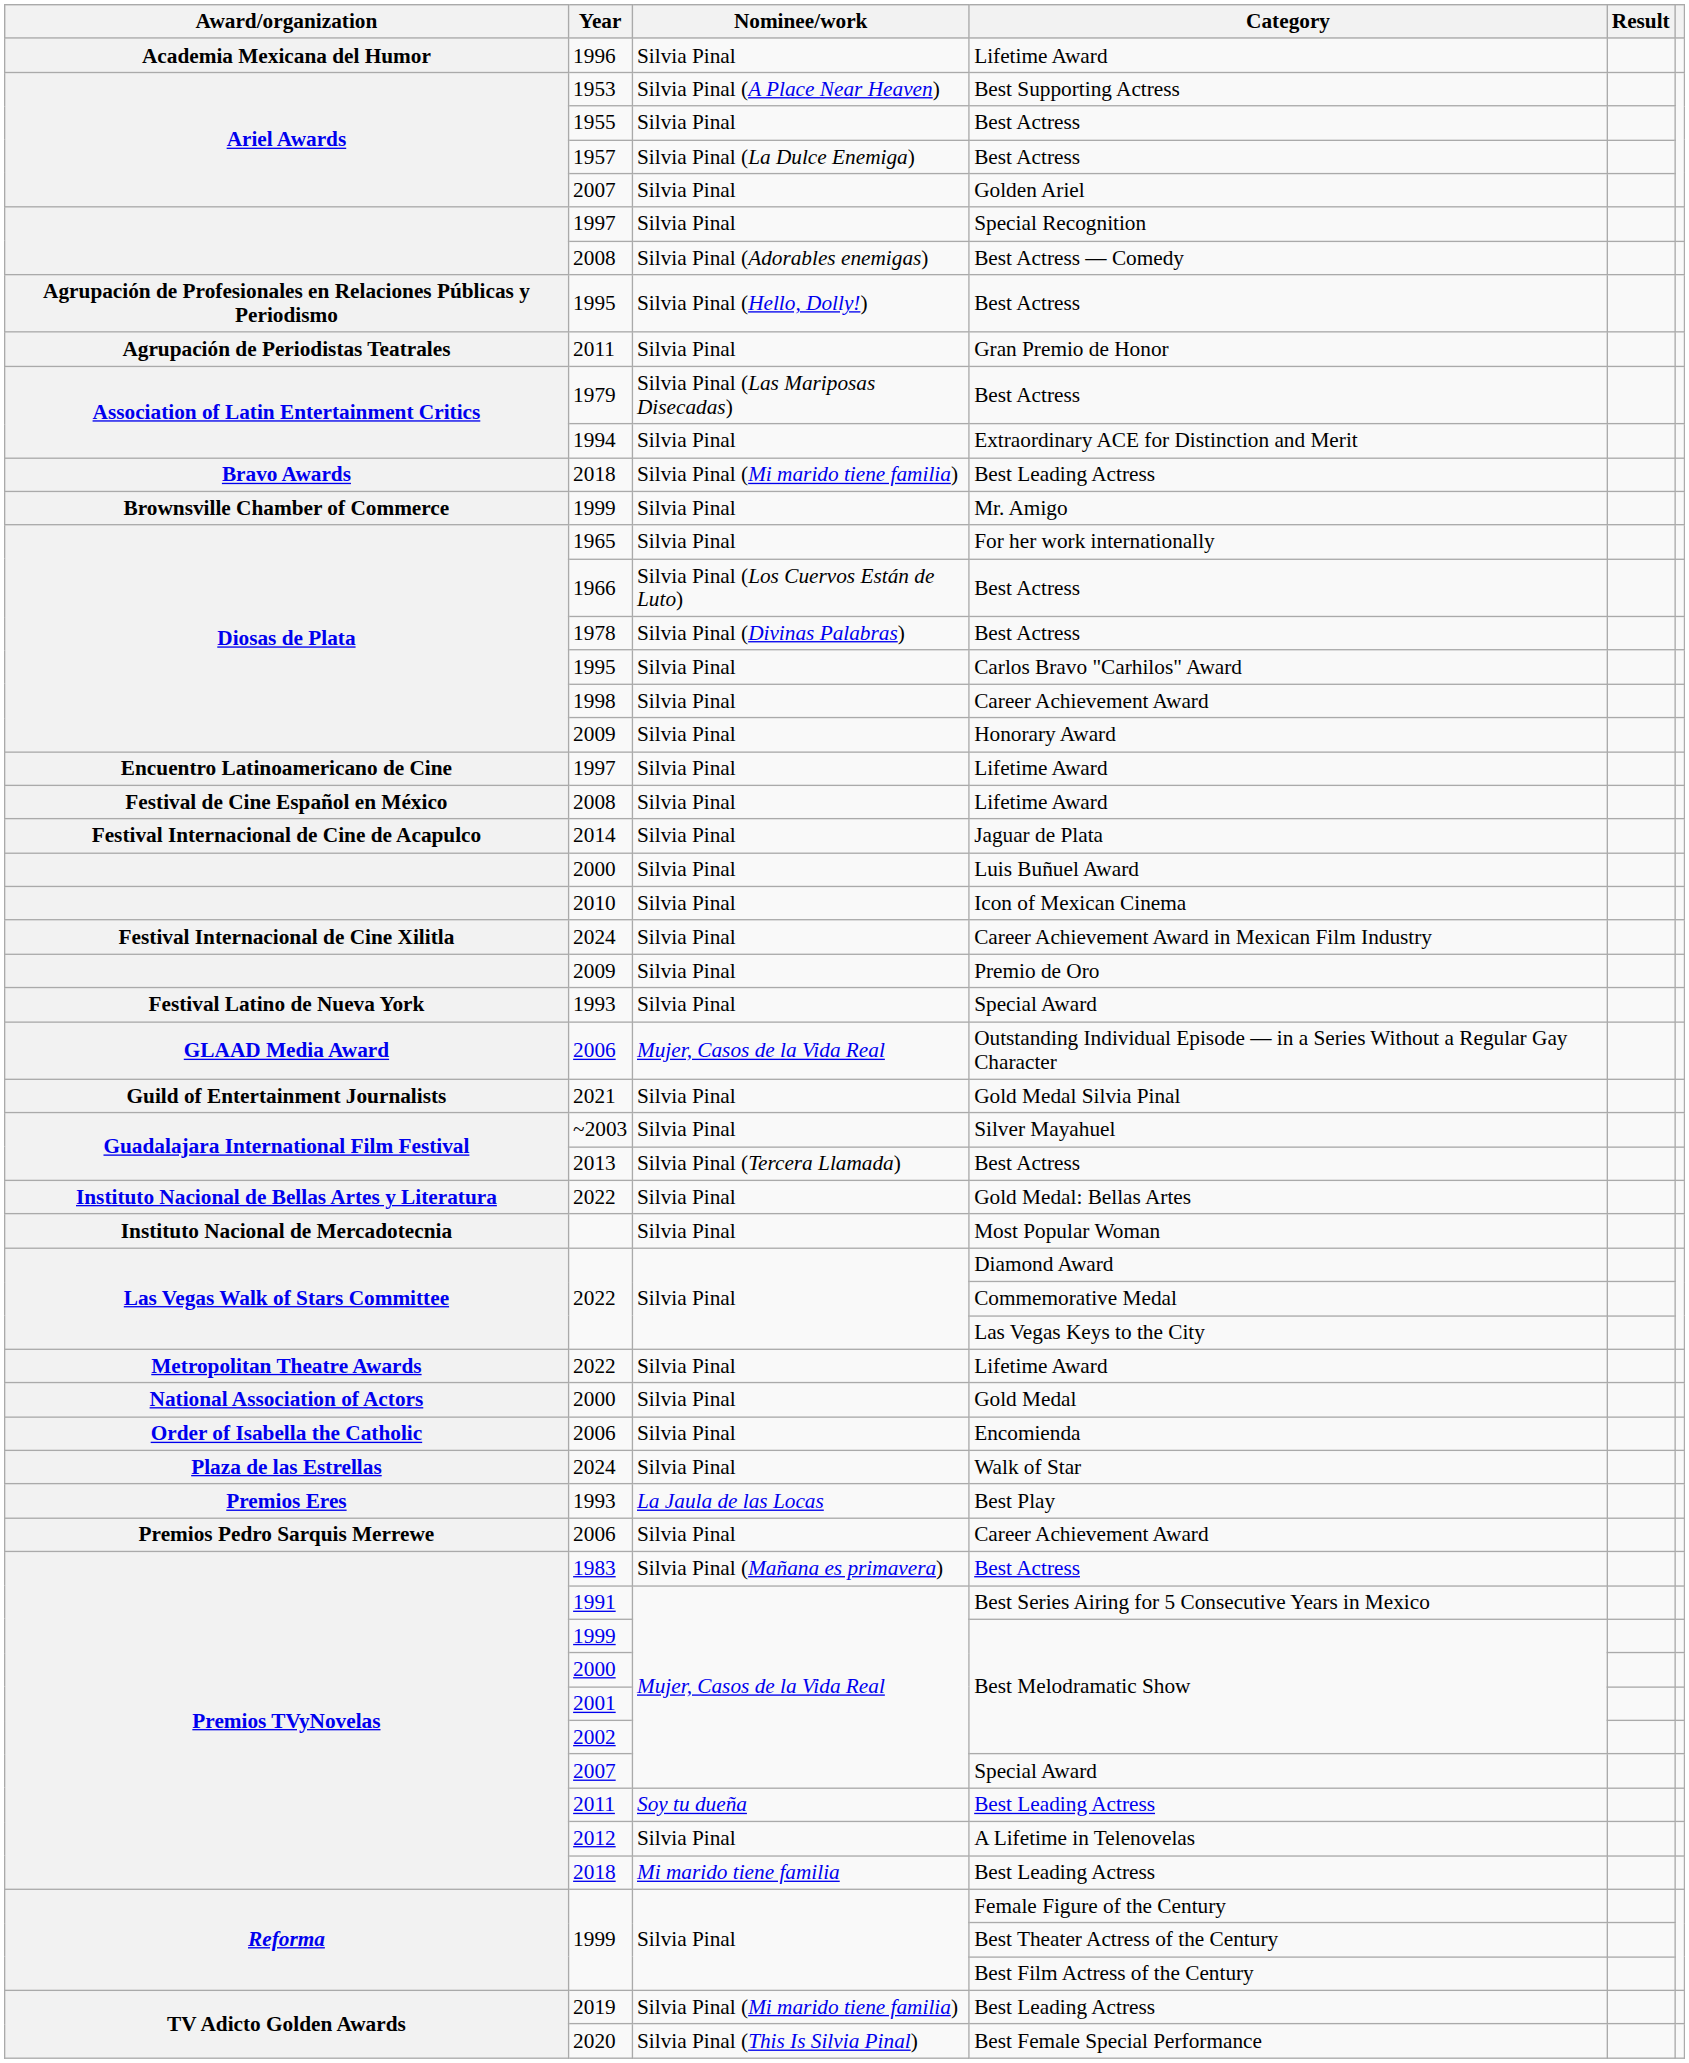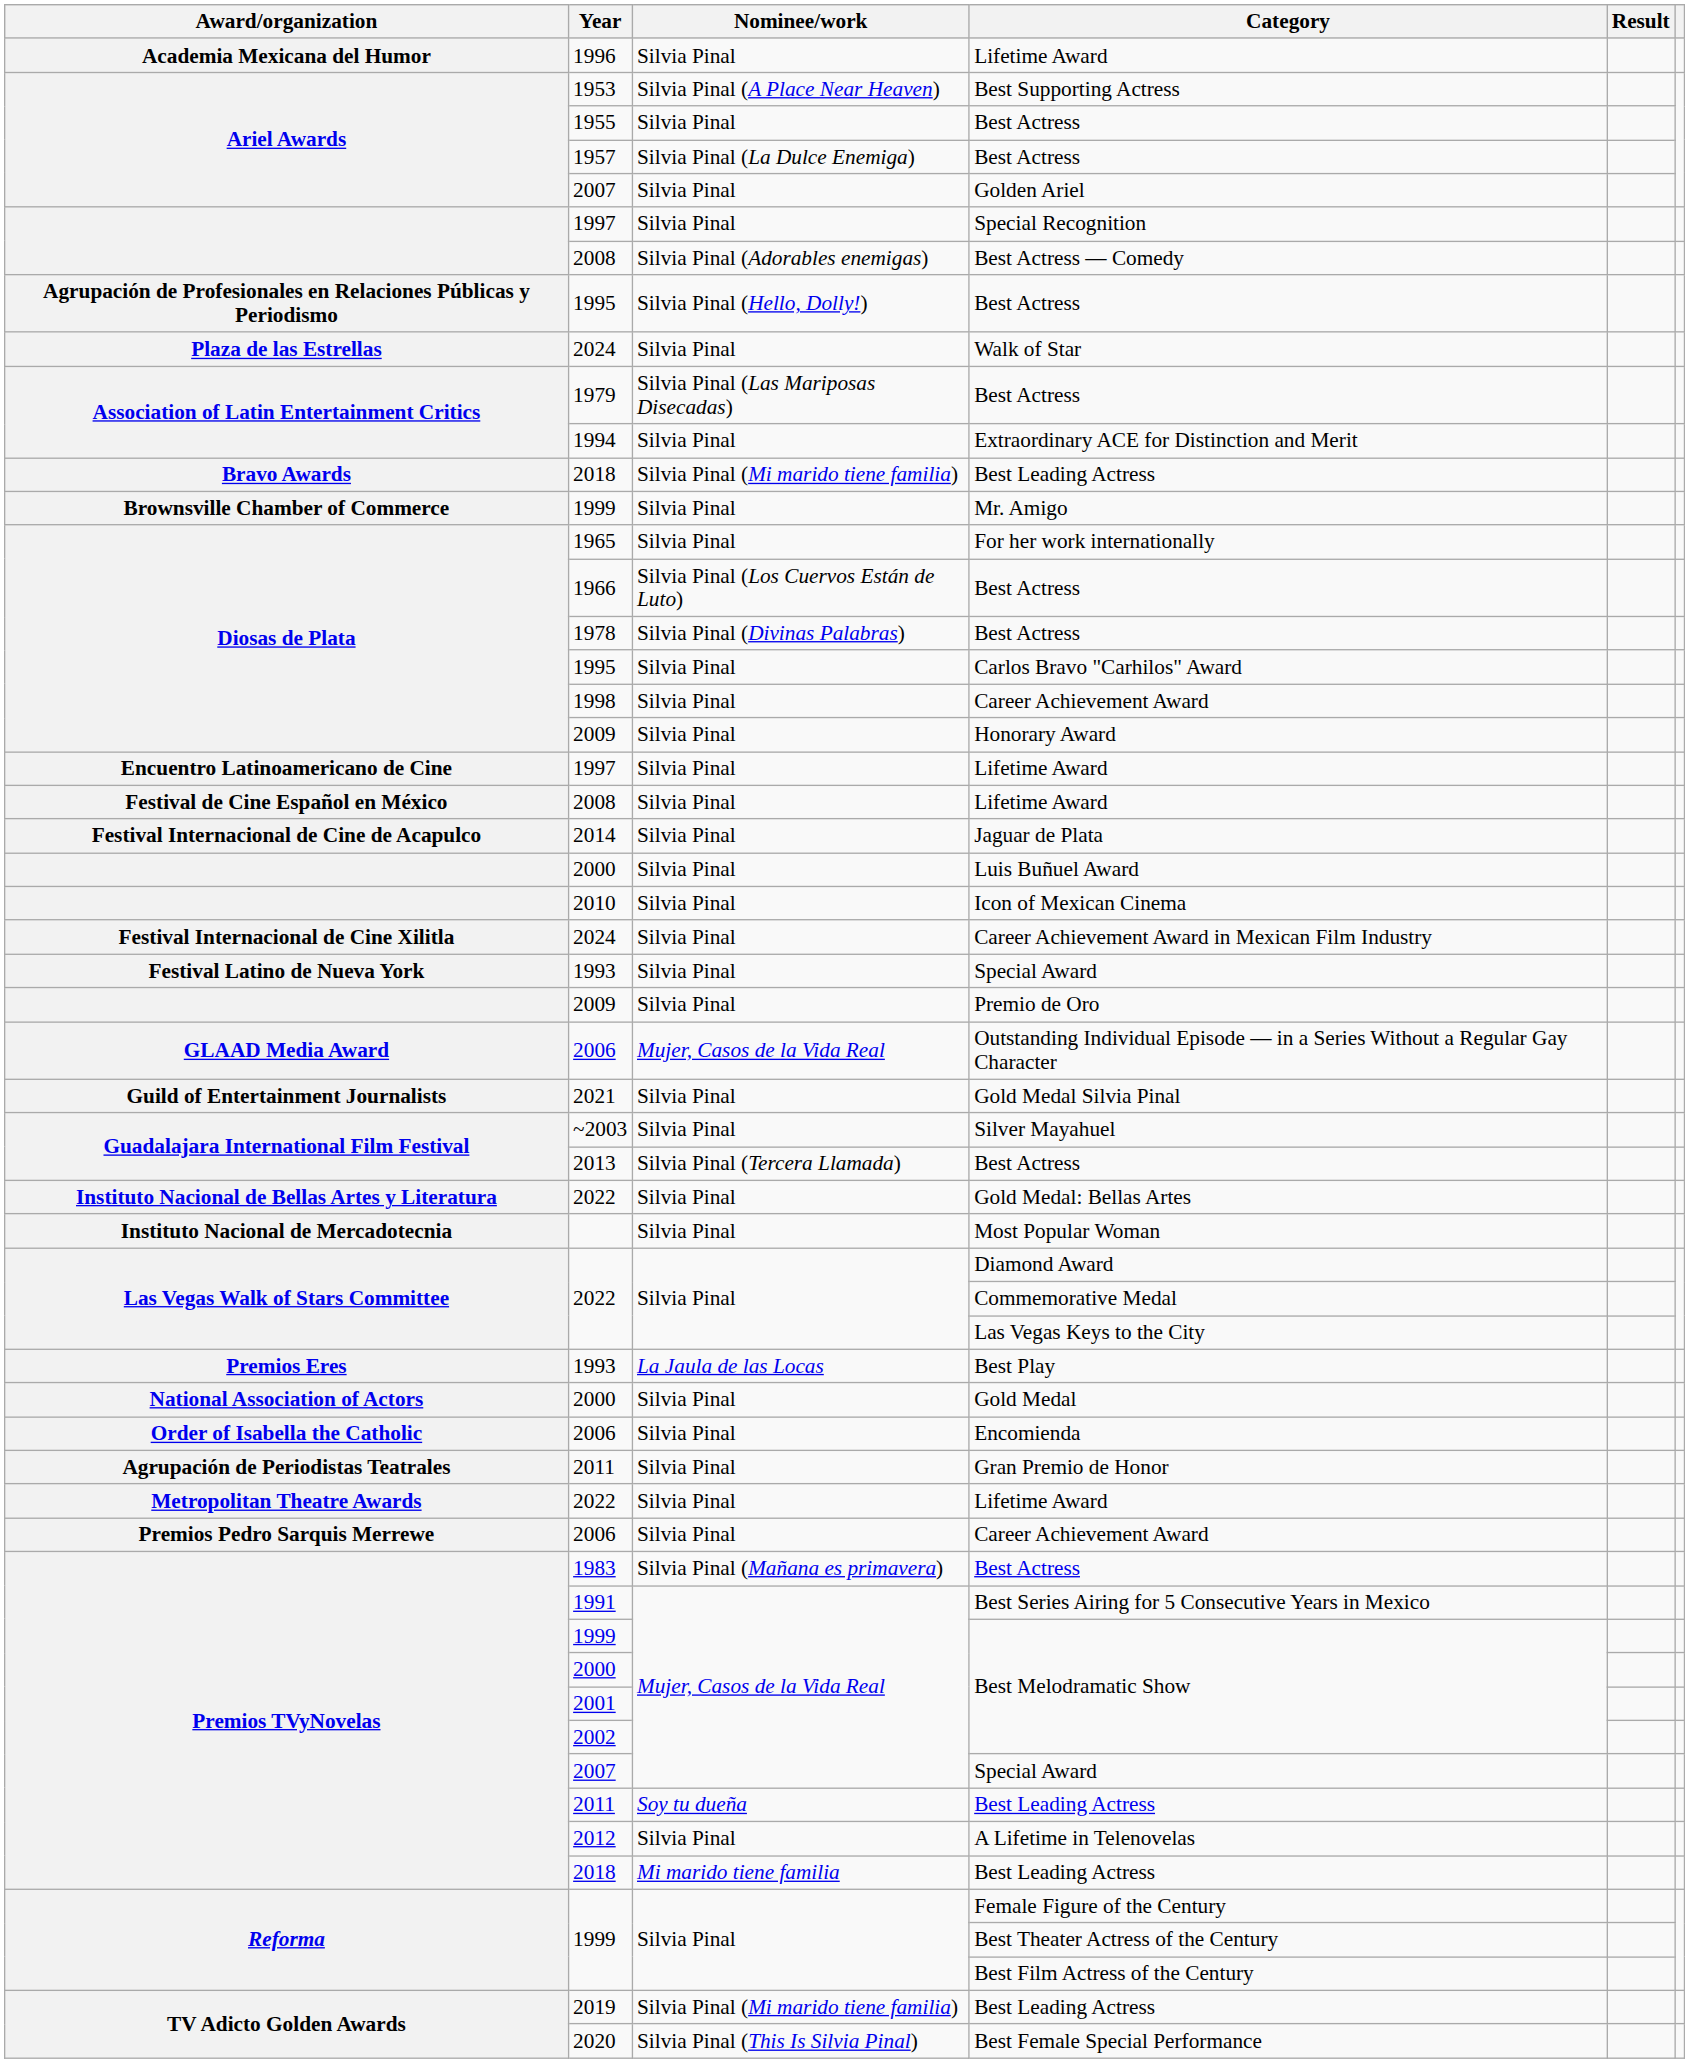rows swapped: (594, 349) <-> (594, 1467)
rows swapped: (594, 970) <-> (594, 1004)
rows swapped: (594, 1365) <-> (594, 1500)
